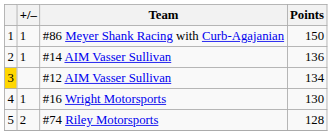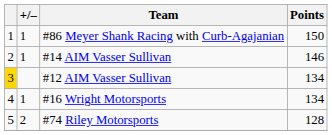(315, 57) 136 -> (315, 57) 146
(315, 99) 130 -> (315, 99) 134
